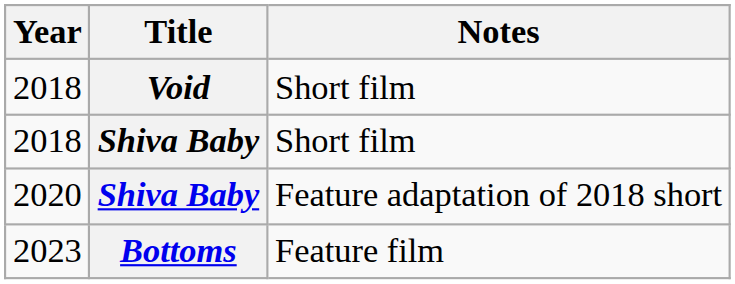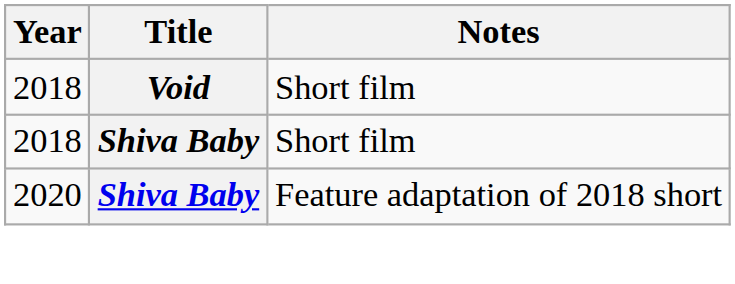- row: (47, 250)
